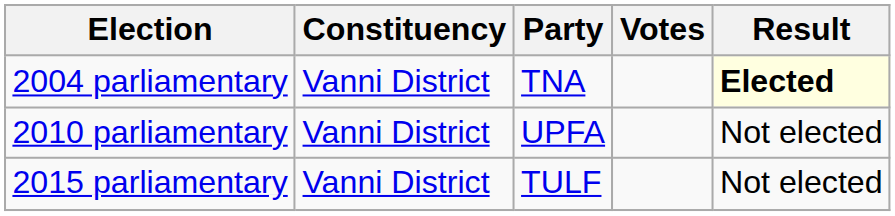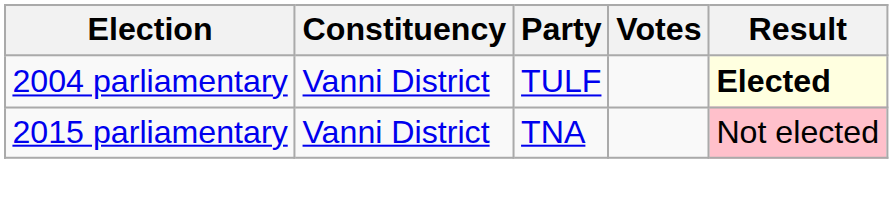(553, 81) TNA -> (561, 81) TULF
- row: (150, 132)
(561, 183) TULF -> (553, 132) TNA
(801, 183) no background -> (798, 132) pink background
